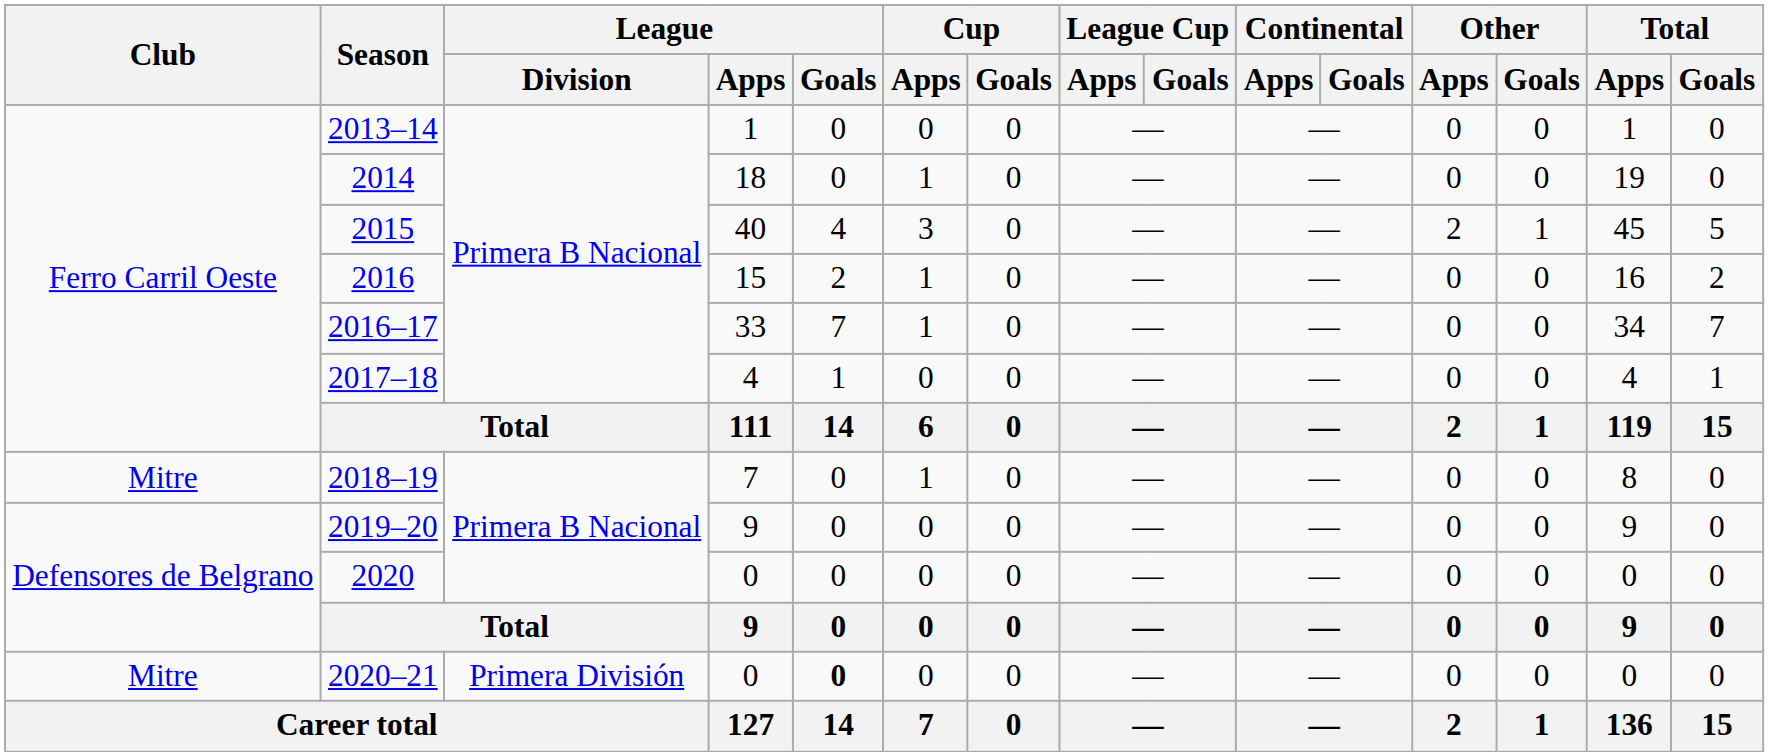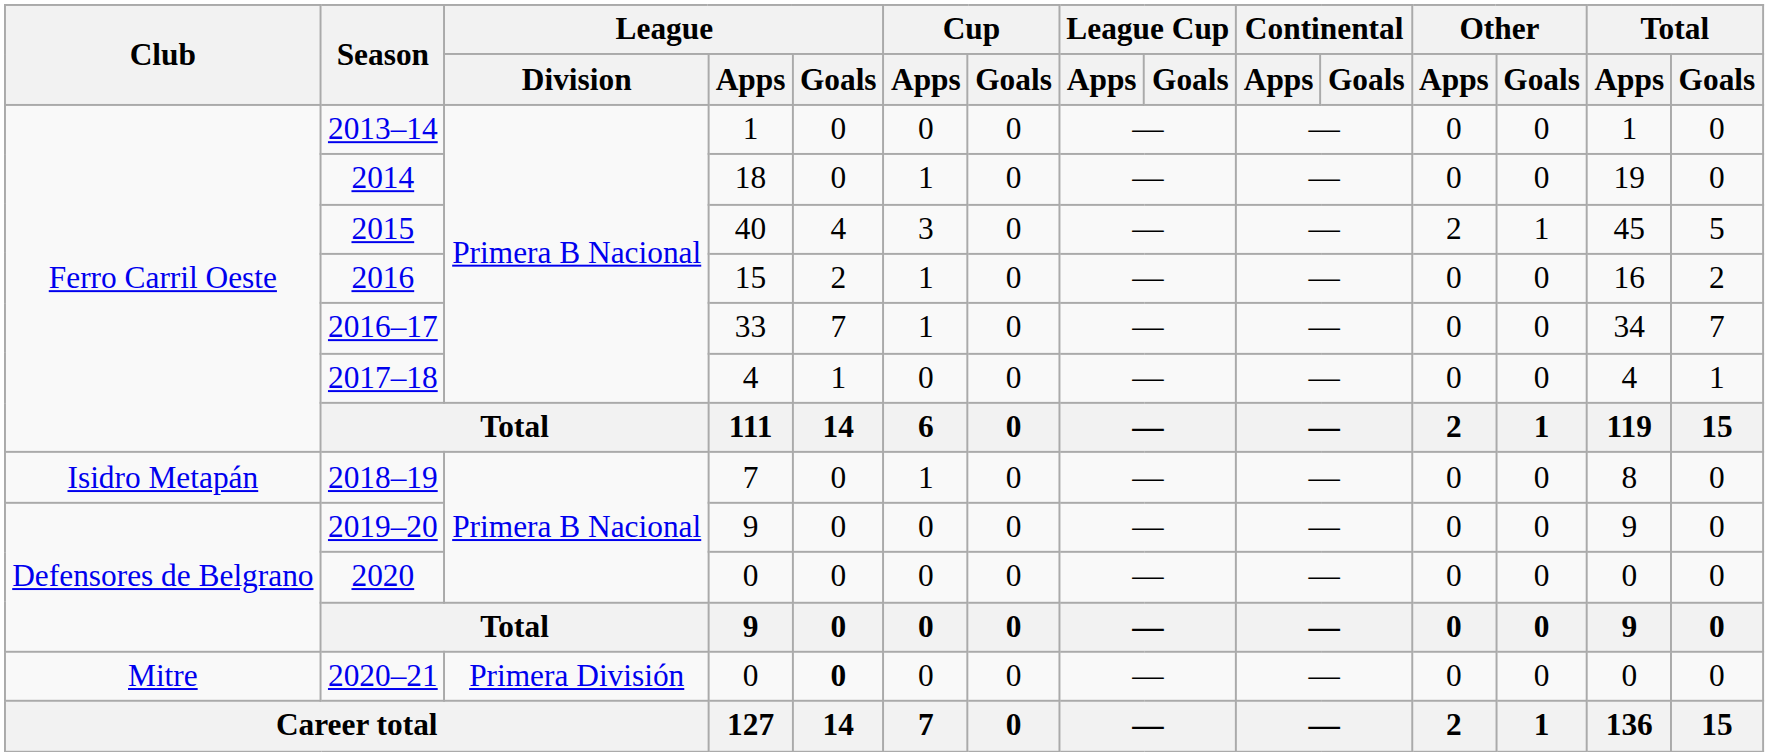(163, 476) Mitre -> (163, 476) Isidro Metapán
